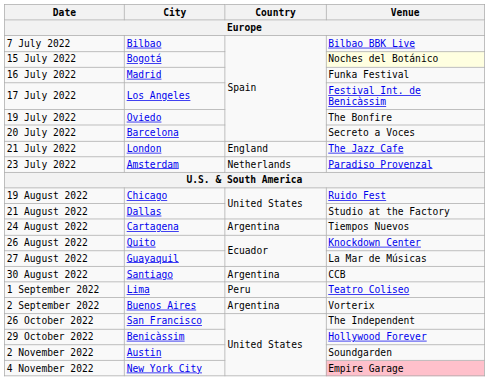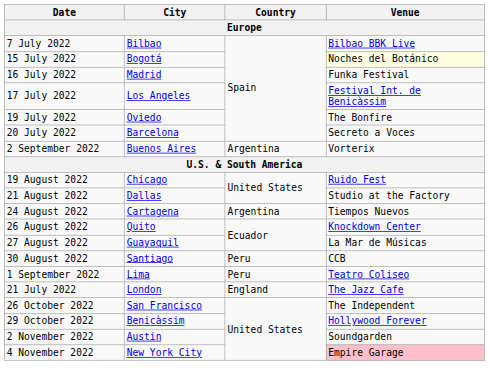rows swapped: (41, 149) <-> (53, 306)
- row: (41, 164)
(254, 274) Argentina -> (239, 258) Peru
